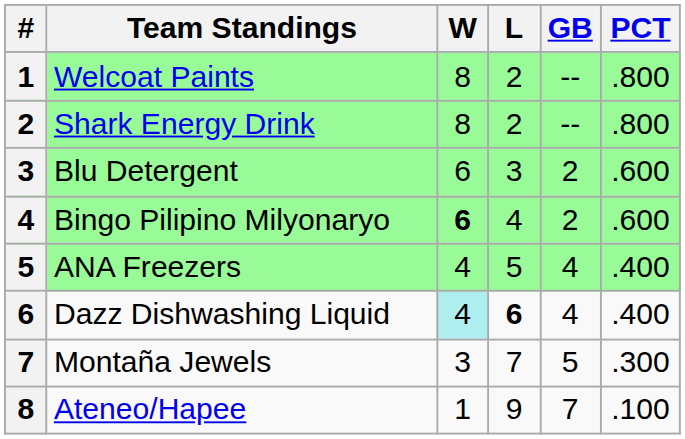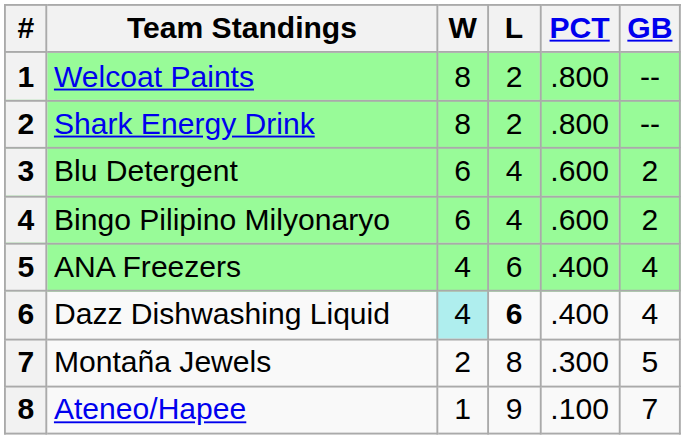columns swapped: (640, 28) <-> (570, 28)
(514, 171) 3 -> (514, 171) 4
(463, 219) bold -> (463, 219) normal
(514, 266) 5 -> (514, 266) 6
(463, 362) 3 -> (463, 362) 2
(514, 362) 7 -> (514, 362) 8
